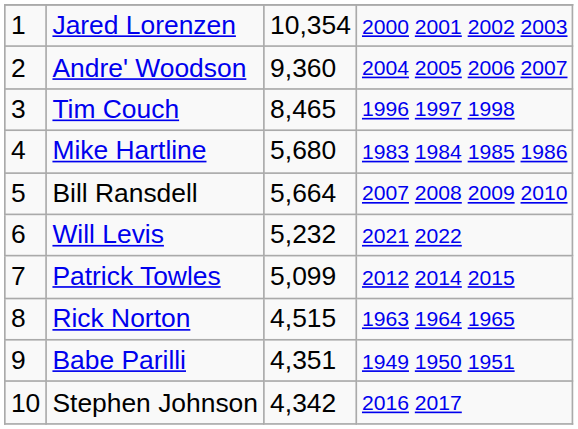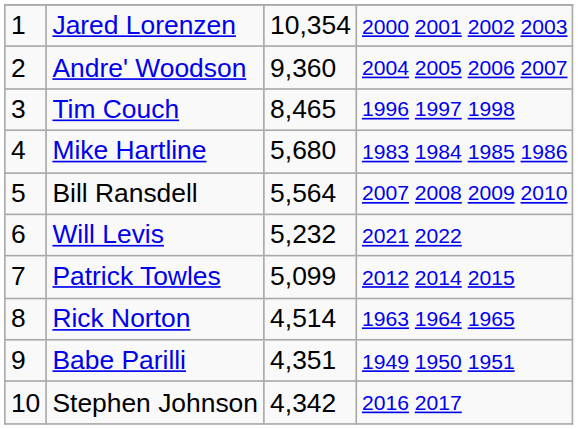(303, 192) 5,664 -> (303, 192) 5,564
(303, 318) 4,515 -> (303, 318) 4,514
